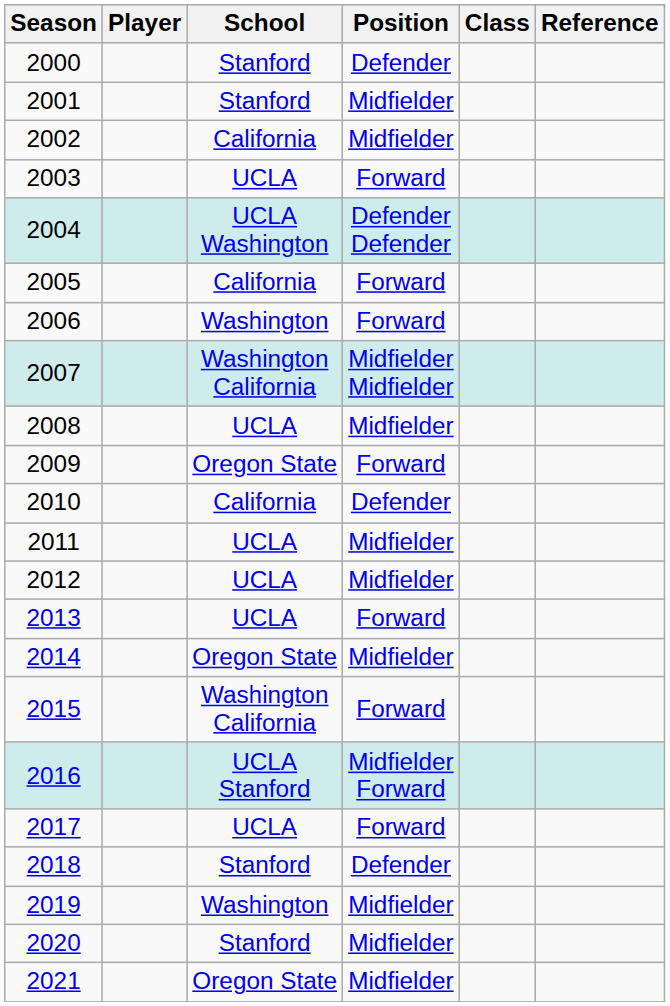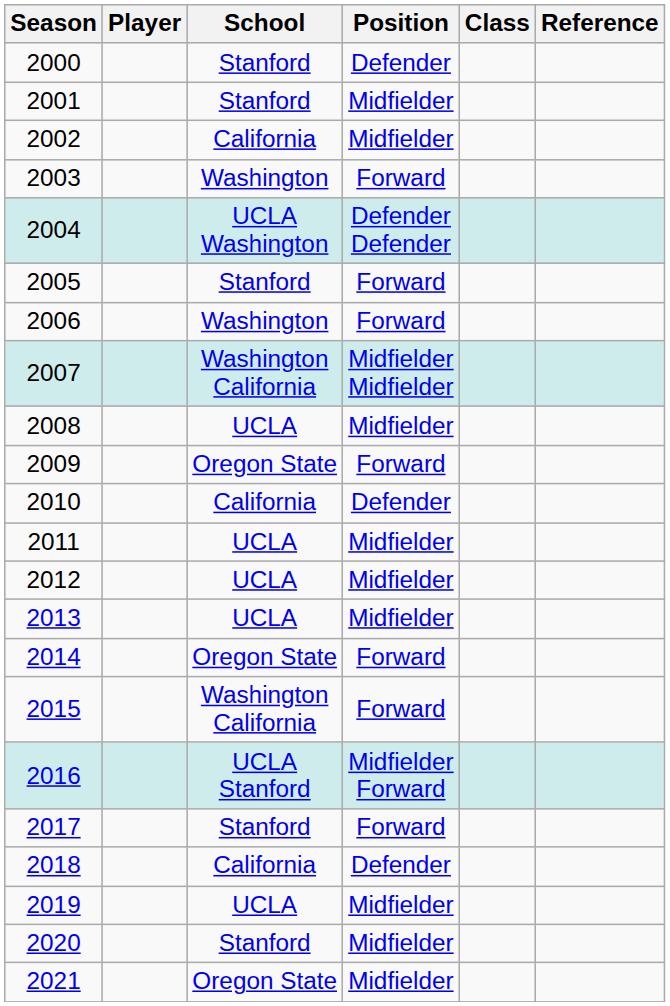(265, 178) UCLA -> (265, 178) Washington
(265, 282) California -> (265, 282) Stanford
(401, 618) Forward -> (401, 618) Midfielder
(401, 657) Midfielder -> (401, 657) Forward
(265, 827) UCLA -> (265, 827) Stanford
(265, 866) Stanford -> (265, 866) California
(265, 904) Washington -> (265, 904) UCLA
